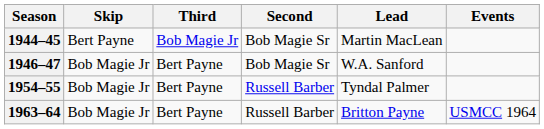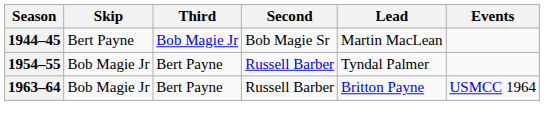- row: (34, 64)
